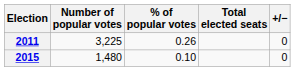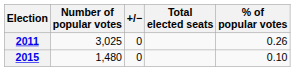columns swapped: (161, 18) <-> (280, 18)
(109, 41) 3,225 -> (109, 41) 3,025
